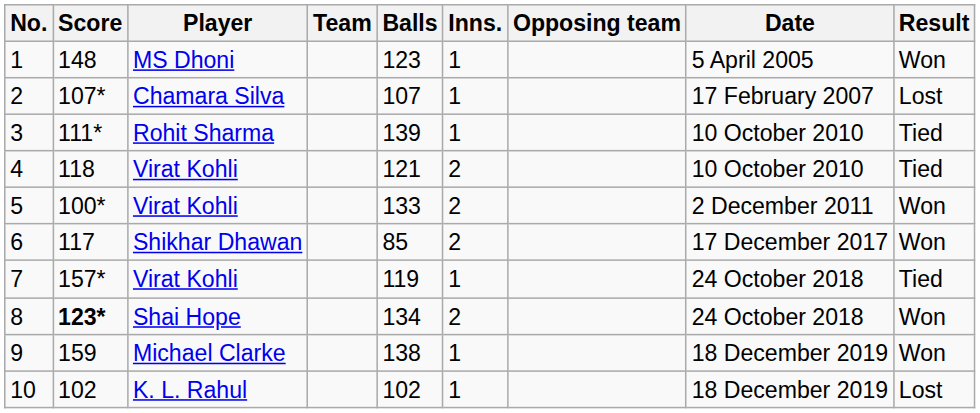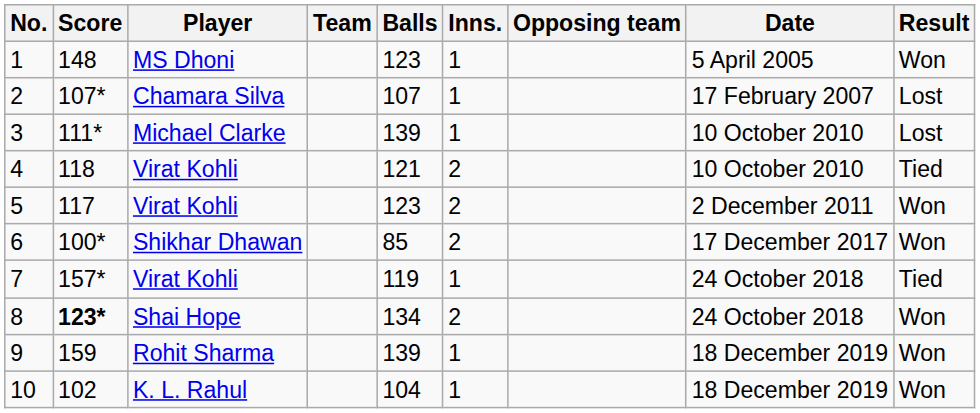(204, 133) Rohit Sharma -> (209, 133) Michael Clarke
(921, 133) Tied -> (921, 133) Lost
(82, 206) 100* -> (76, 206) 117
(402, 206) 133 -> (402, 206) 123
(76, 243) 117 -> (82, 243) 100*
(209, 352) Michael Clarke -> (204, 352) Rohit Sharma
(402, 352) 138 -> (402, 352) 139
(402, 389) 102 -> (402, 389) 104
(921, 389) Lost -> (922, 389) Won
